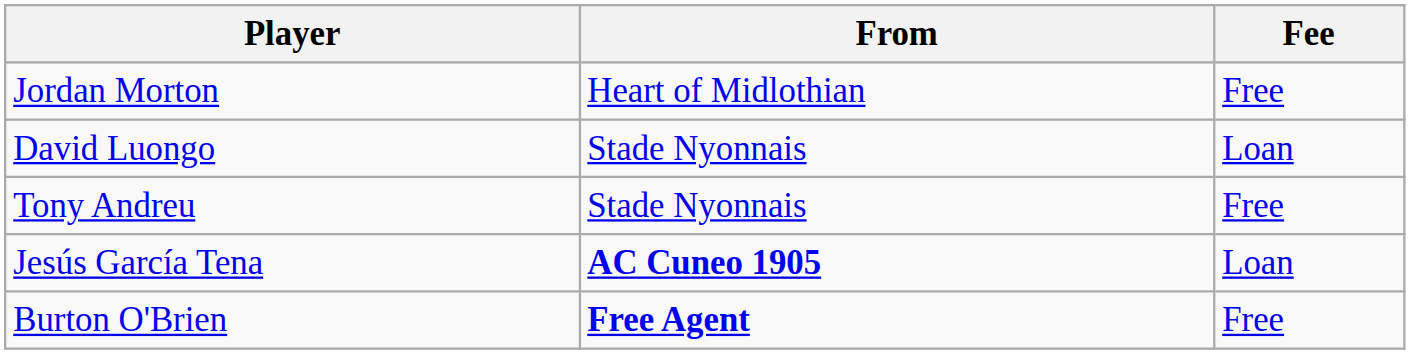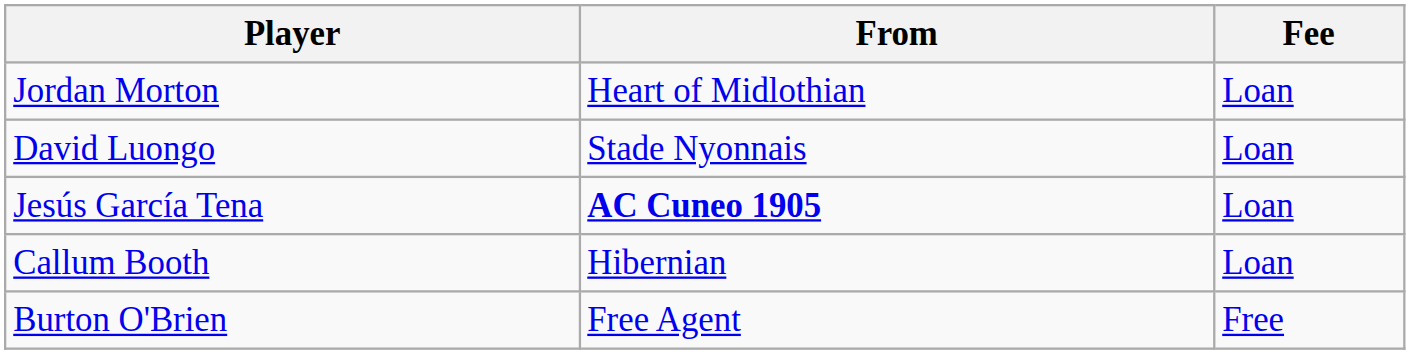(1253, 90) Free -> (1258, 90) Loan
- row: (104, 205)
+ row: (111, 262)
(669, 320) bold -> (664, 320) normal
